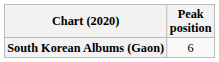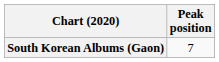(191, 47) 6 -> (191, 47) 7
